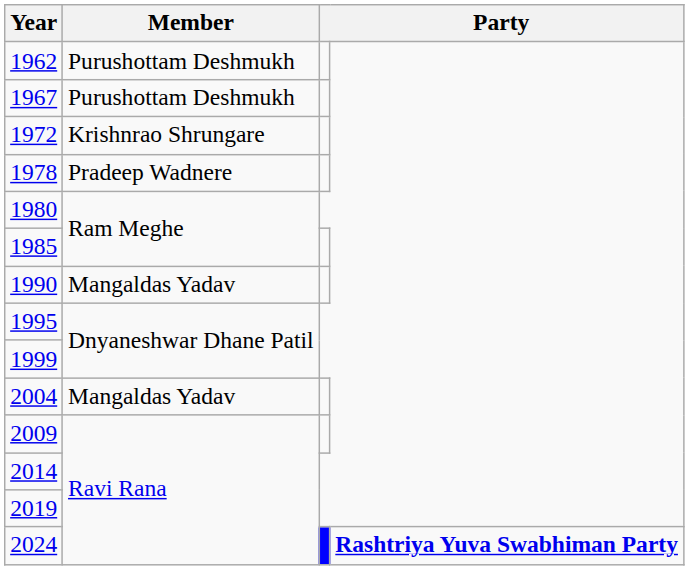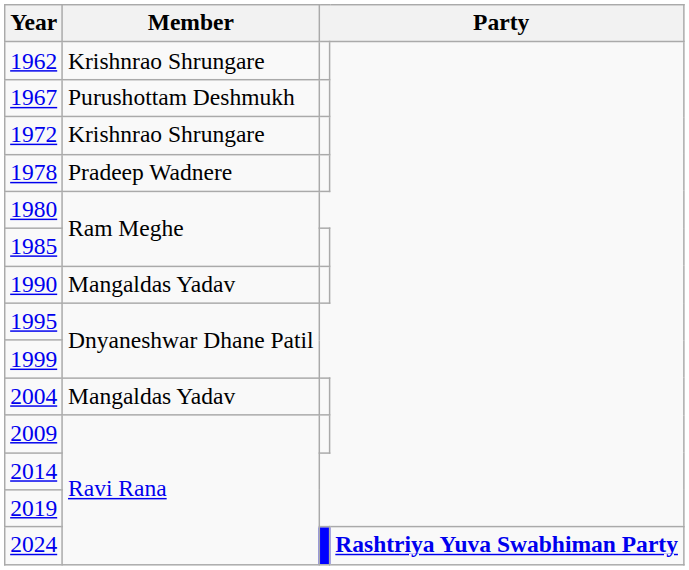(181, 60) Purushottam Deshmukh -> (166, 60) Krishnrao Shrungare
